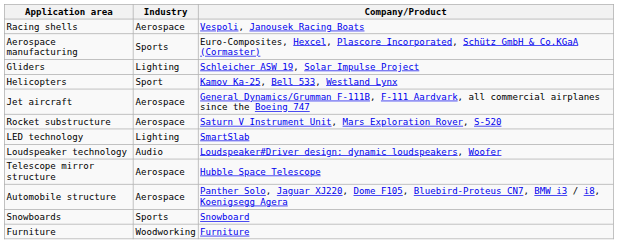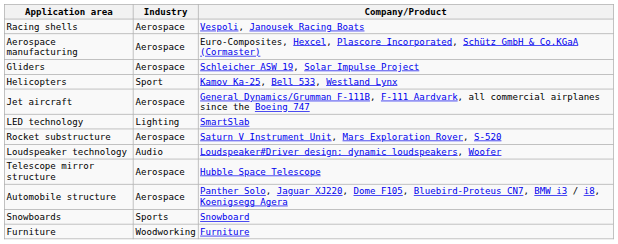(152, 47) Sports -> (160, 47) Aerospace
(157, 67) Lighting -> (160, 67) Aerospace
rows swapped: (59, 122) <-> (45, 137)
